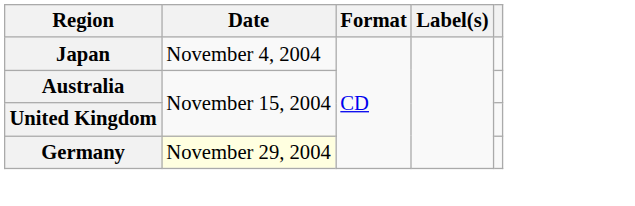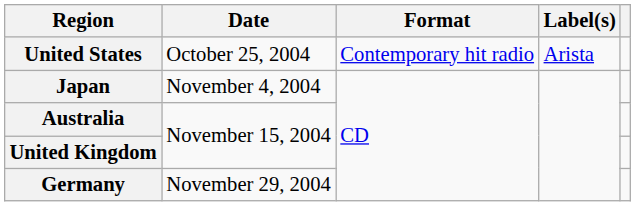+ row: (83, 53)
(249, 151) lightyellow background -> (249, 184) no background
